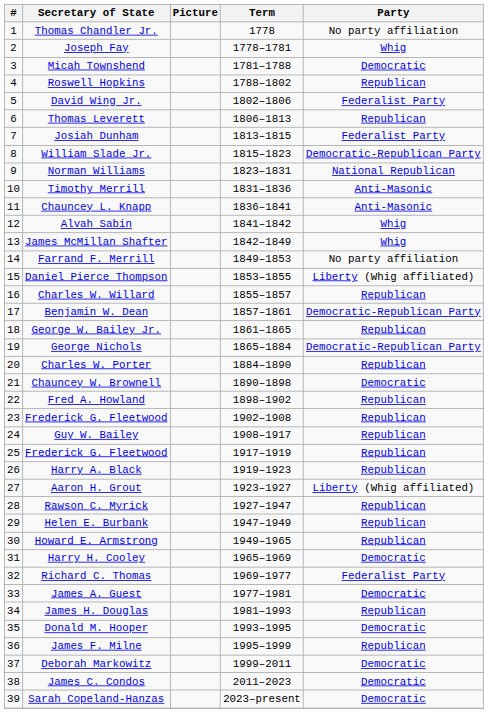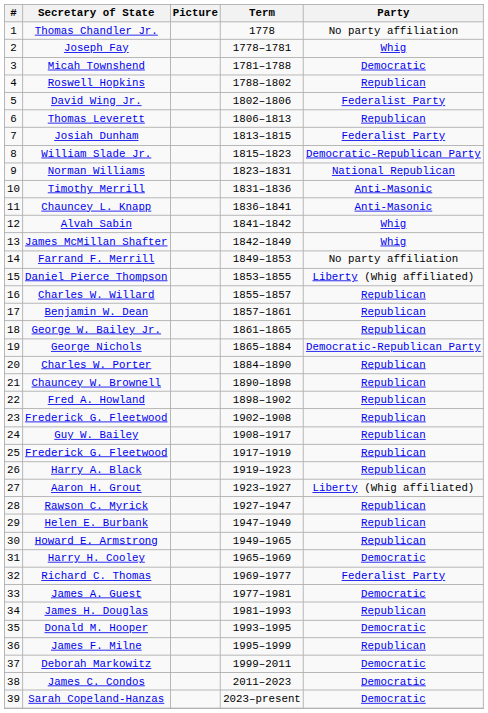(393, 312) Democratic-Republican Party -> (393, 312) Republican
(393, 383) Democratic -> (393, 383) Republican
